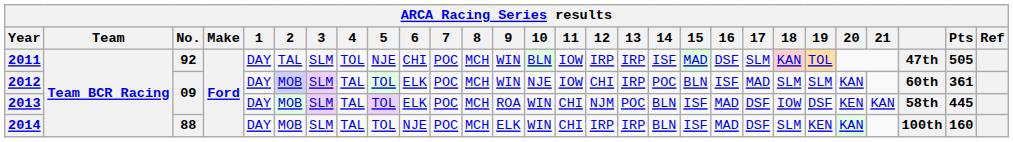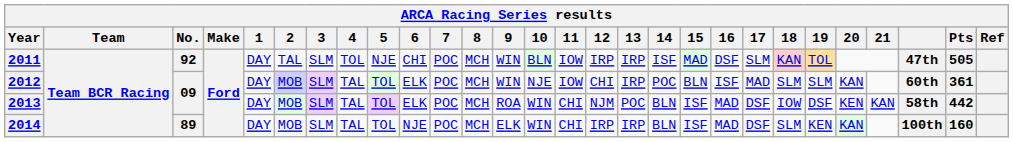(961, 104) 445 -> (961, 104) 442
(188, 126) 88 -> (188, 126) 89
